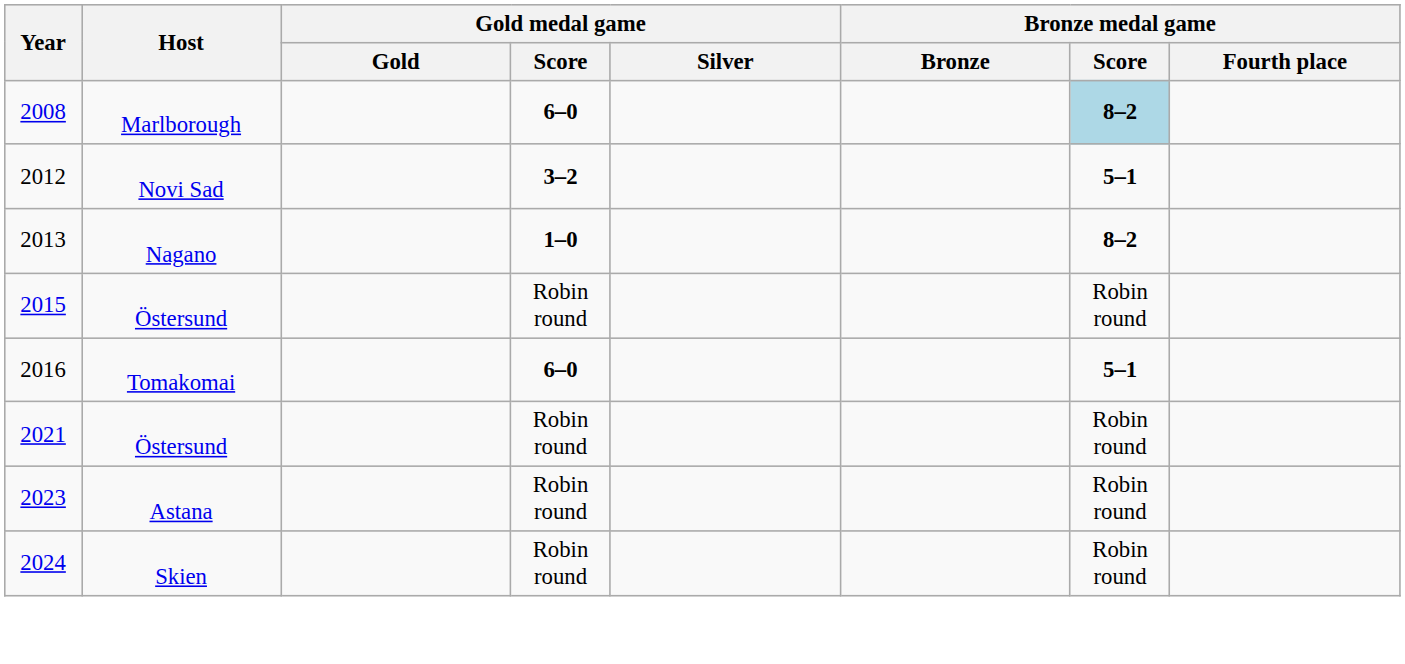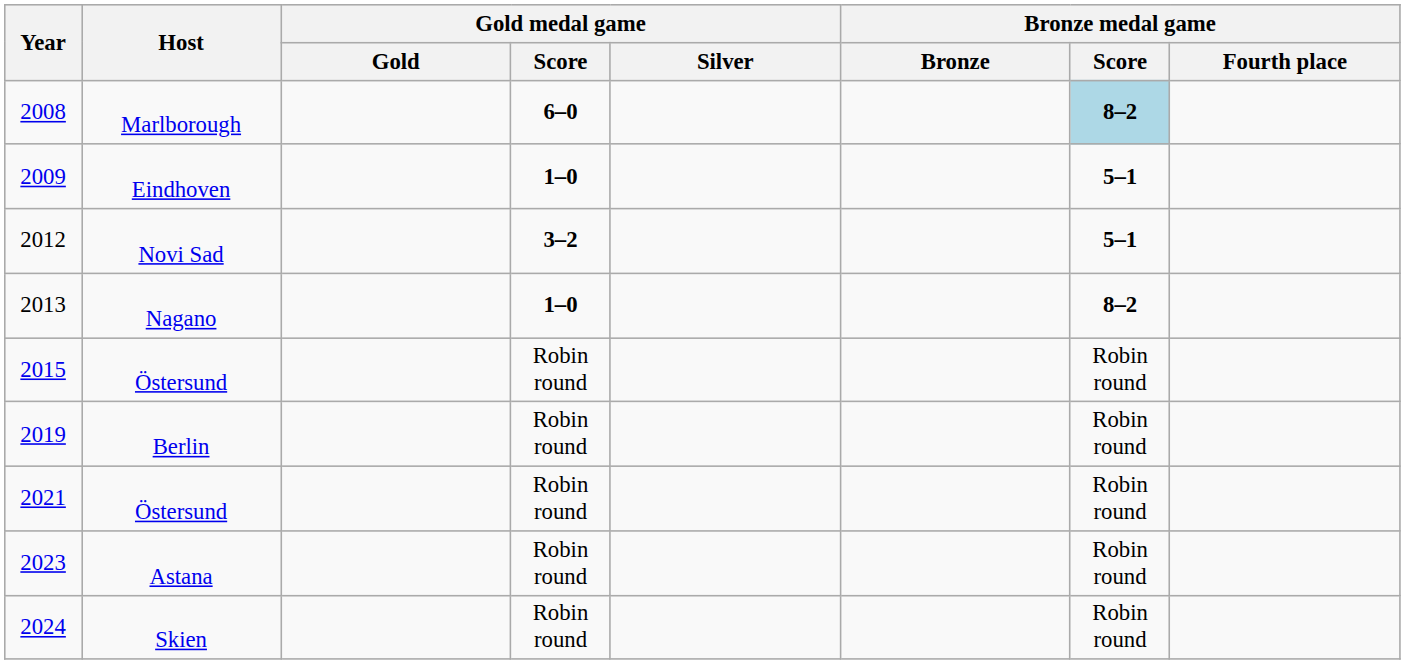+ row: (43, 176)
- row: (43, 369)
+ row: (43, 434)
